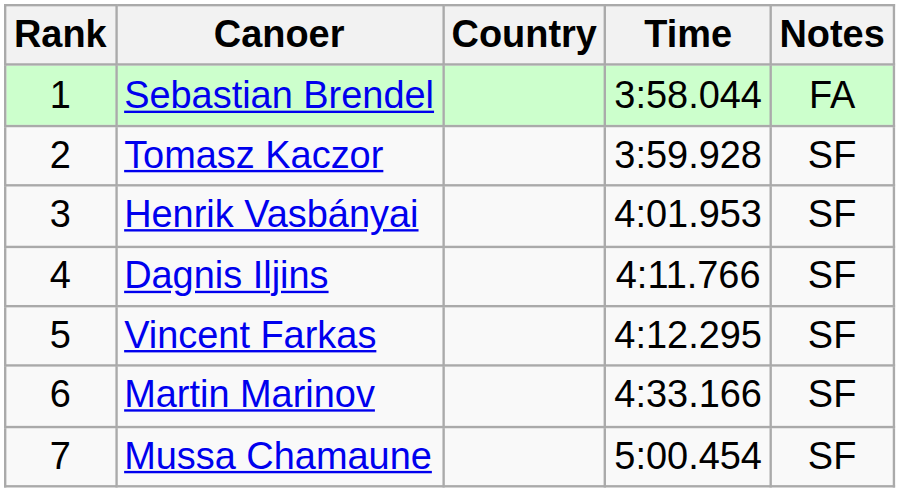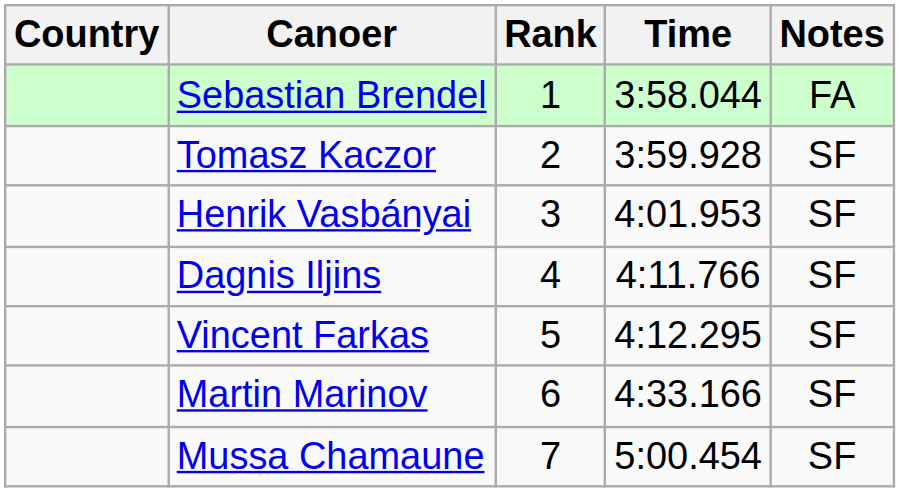columns swapped: (60, 34) <-> (524, 34)
